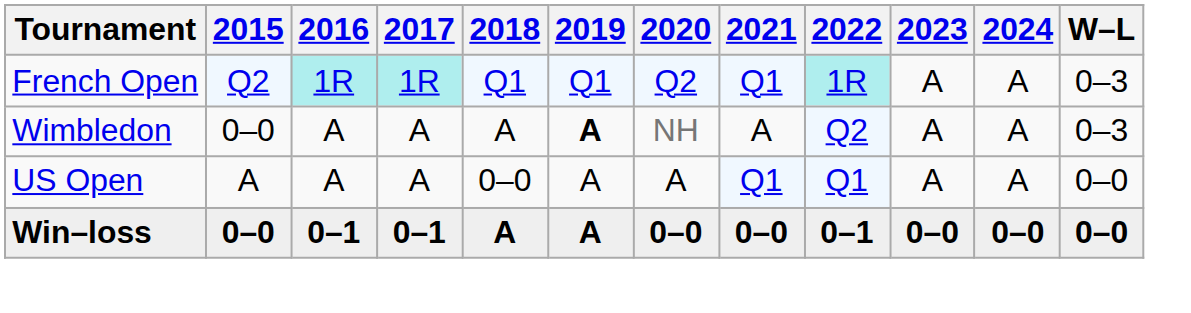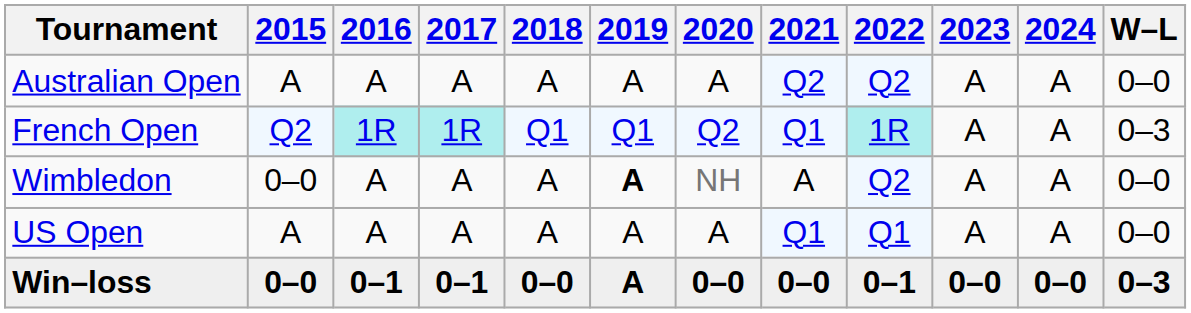+ row: (126, 80)
(1102, 130) 0–3 -> (1144, 181) 0–0
(505, 181) 0–0 -> (547, 231) A
(505, 231) A -> (547, 282) 0–0
(1102, 231) 0–0 -> (1144, 282) 0–3
